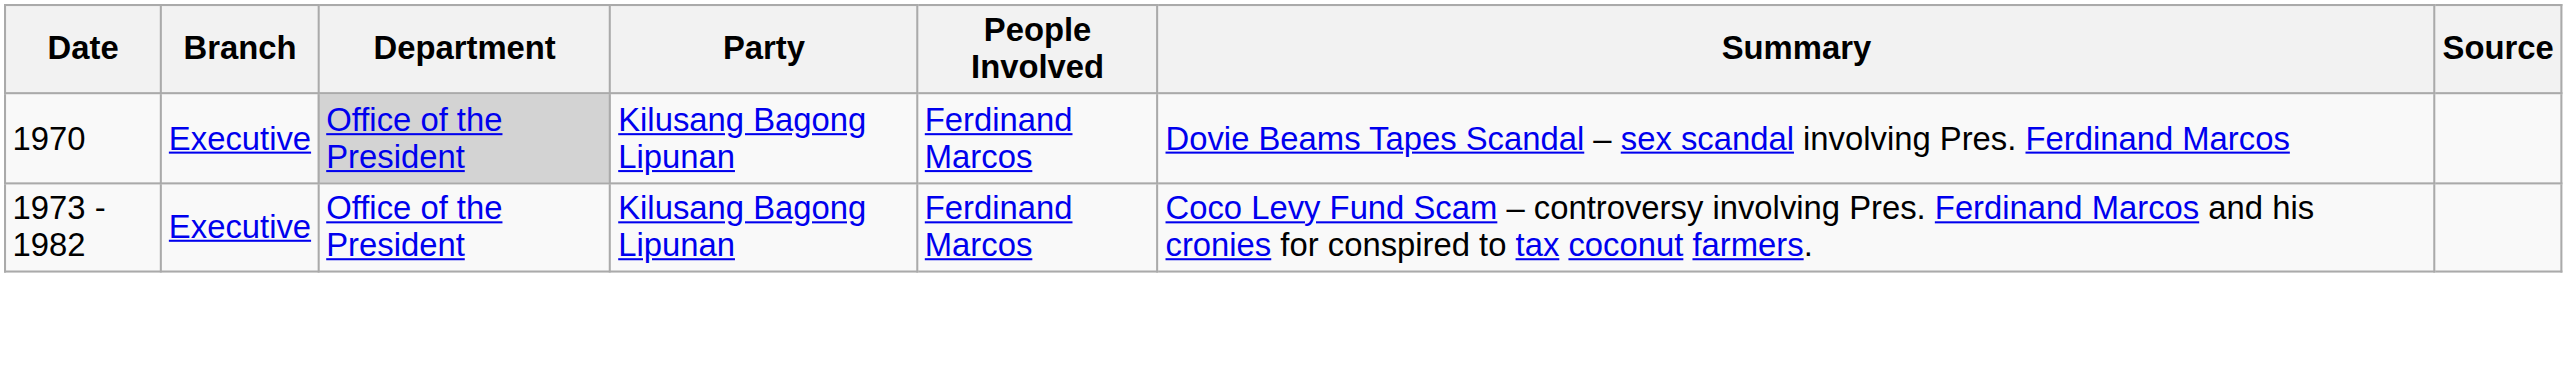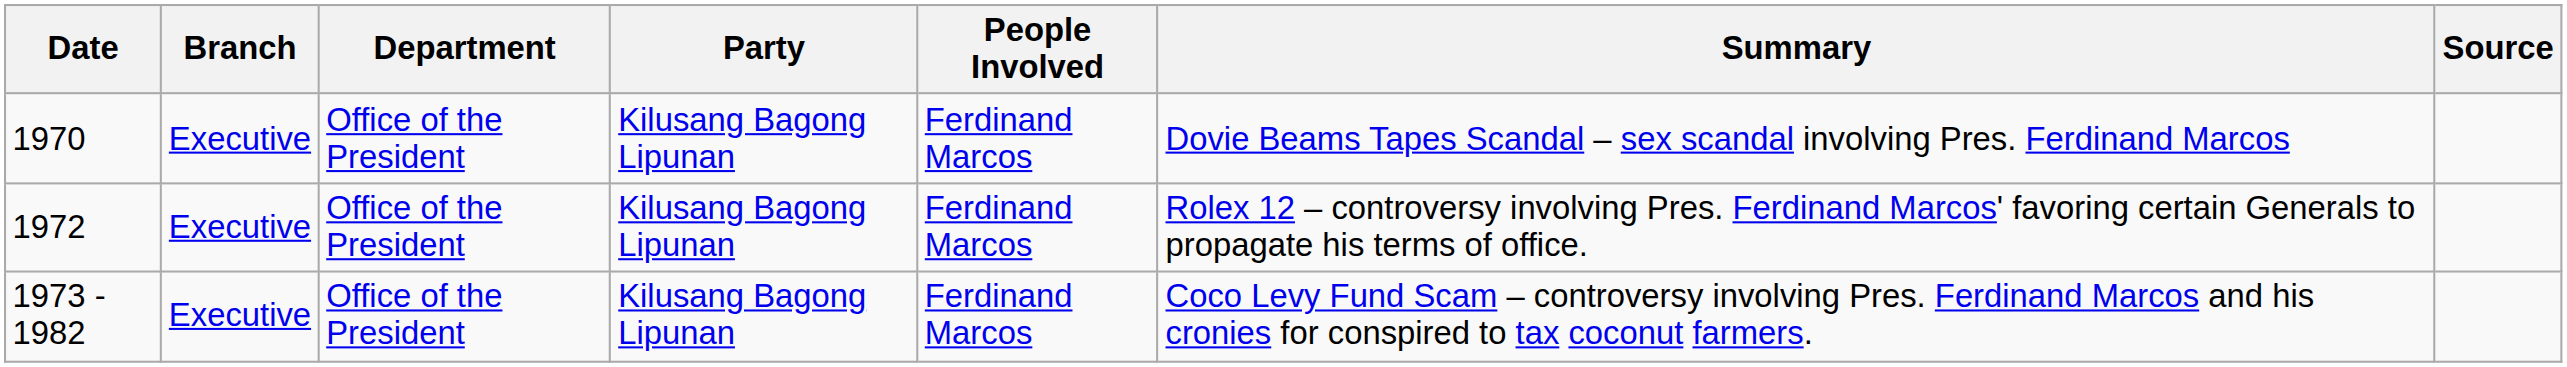(414, 137) lightgrey background -> (414, 137) no background
+ row: (49, 226)
